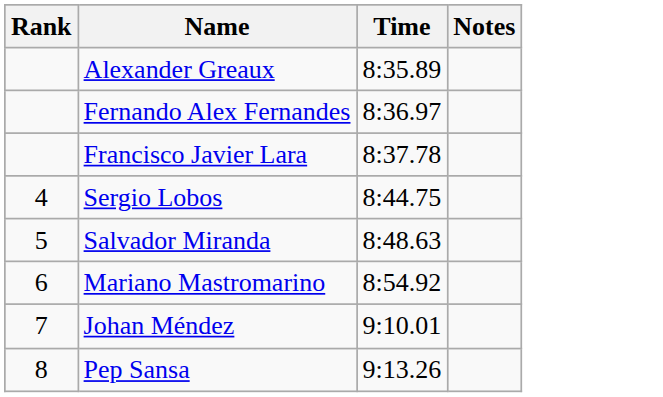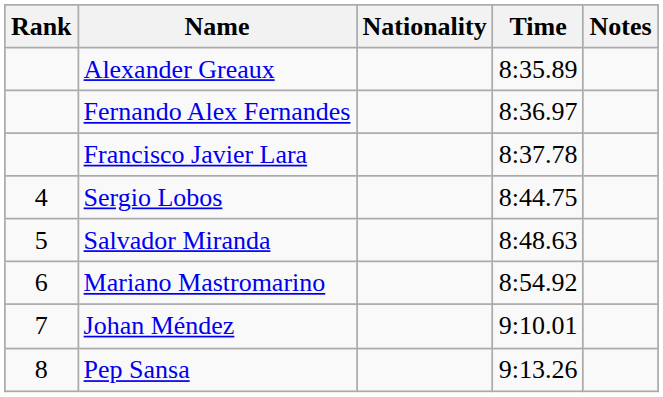+ column: (425, 26)
